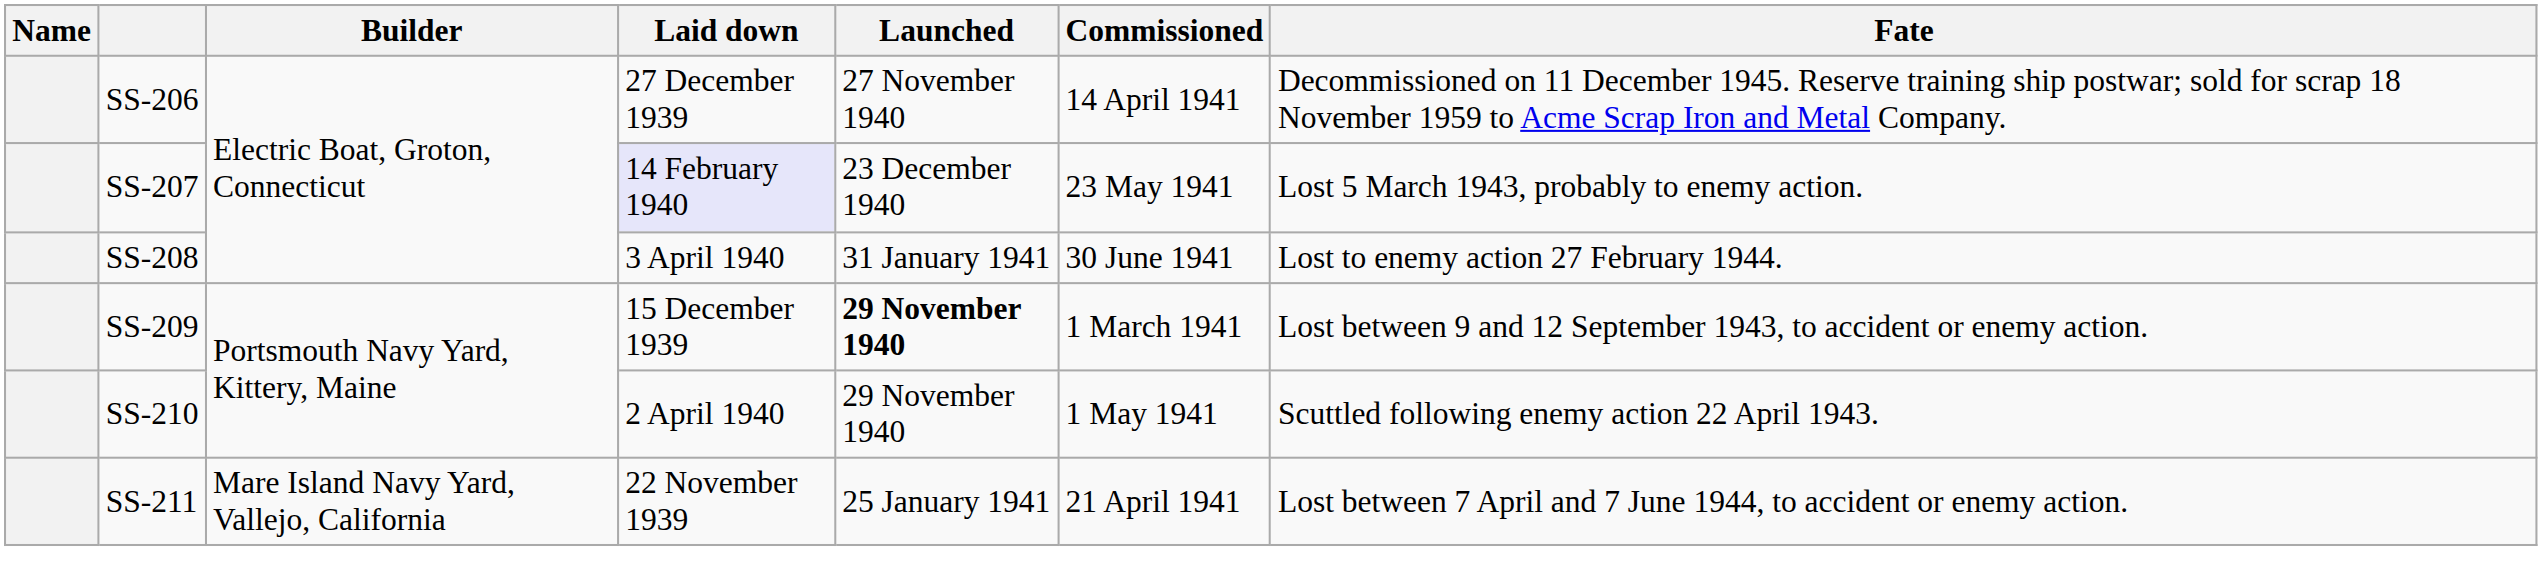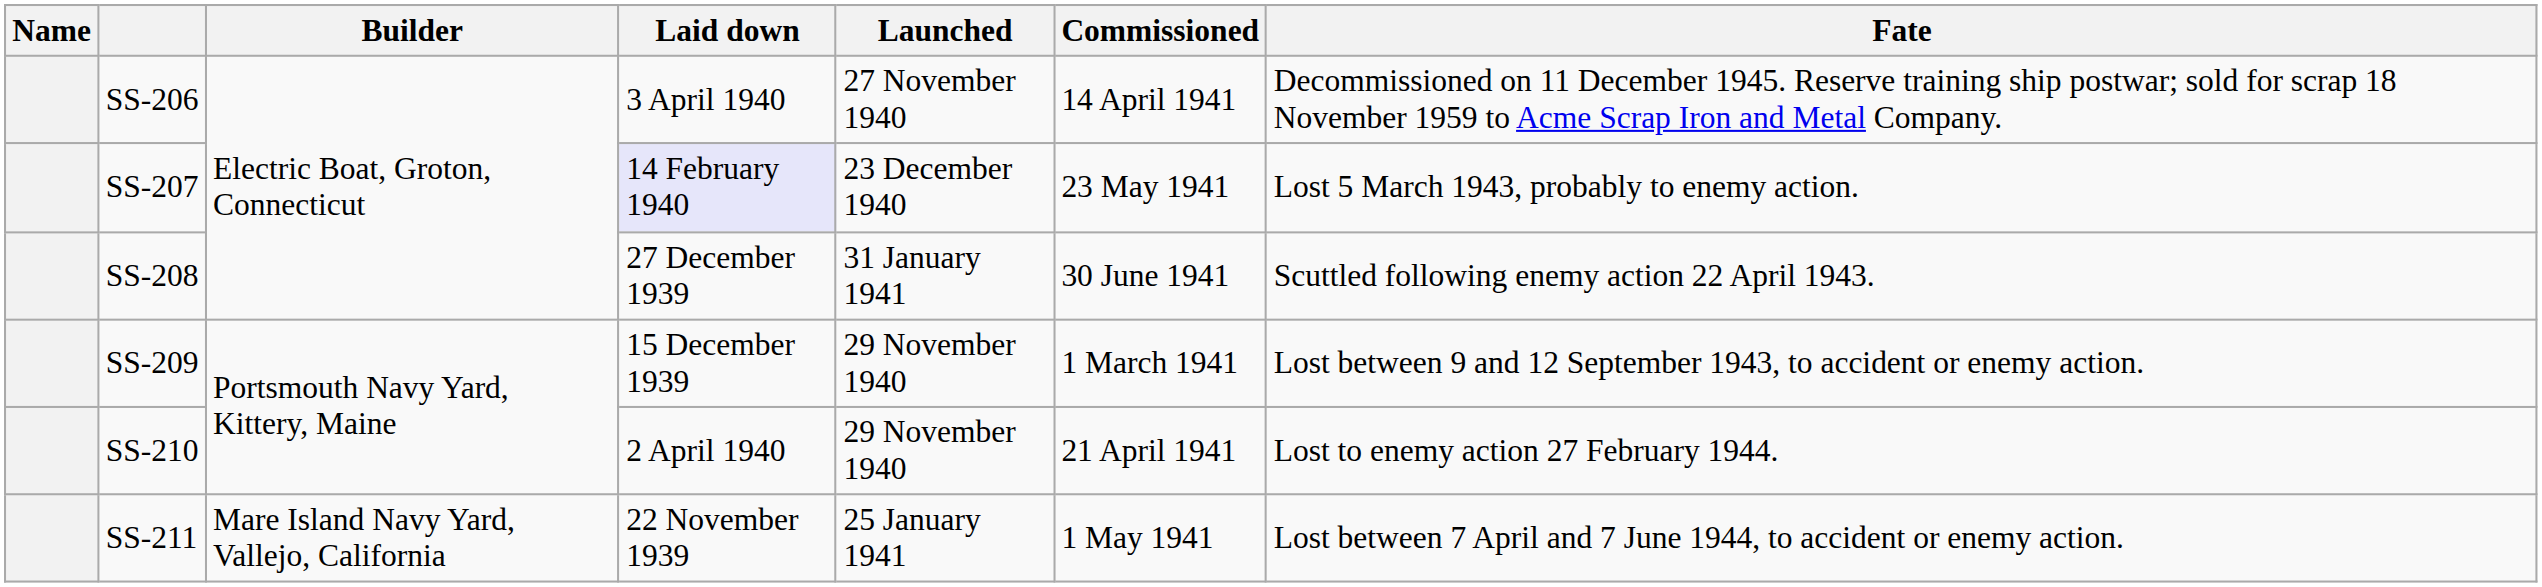(710, 98) 27 December 1939 -> (706, 98) 3 April 1940
(705, 256) 3 April 1940 -> (711, 274) 27 December 1939
(1530, 256) Lost to enemy action 27 February 1944. -> (1574, 274) Scuttled following enemy action 22 April 1943.
(932, 325) bold -> (930, 361) normal
(1142, 413) 1 May 1941 -> (1149, 449) 21 April 1941
(1578, 413) Scuttled following enemy action 22 April 1943. -> (1526, 449) Lost to enemy action 27 February 1944.
(1153, 500) 21 April 1941 -> (1138, 537) 1 May 1941
